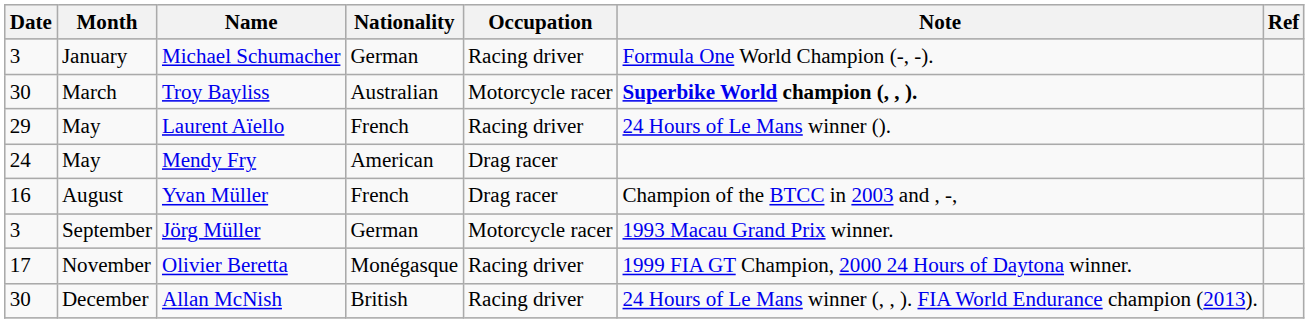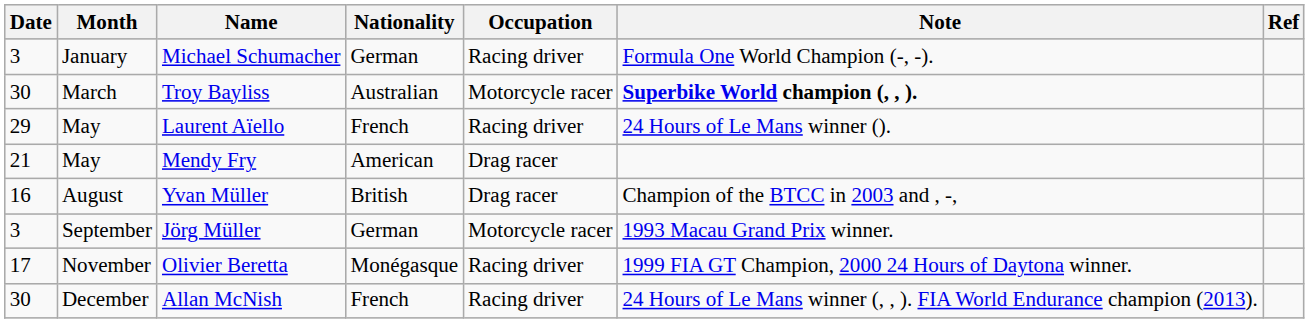(20, 160) 24 -> (20, 160) 21
(380, 195) French -> (379, 195) British
(379, 299) British -> (380, 299) French
